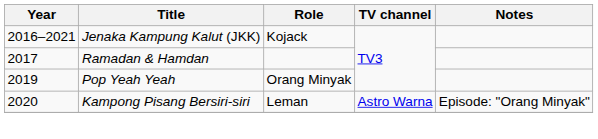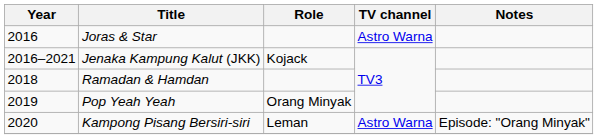+ row: (119, 36)
(23, 58) 2017 -> (23, 79) 2018
